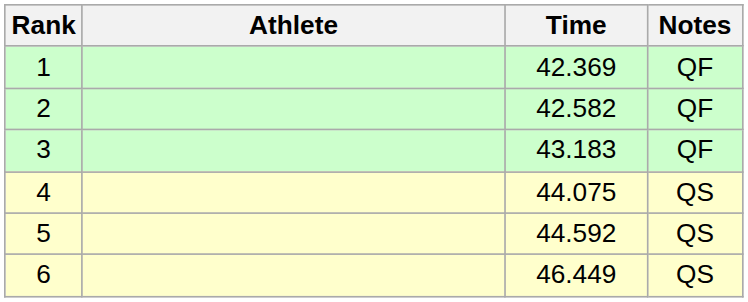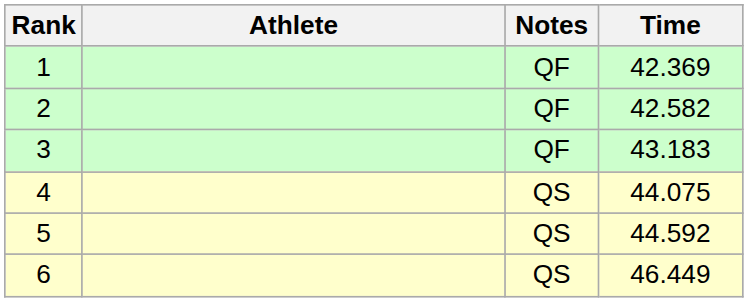columns swapped: (576, 25) <-> (695, 25)
